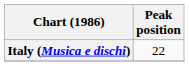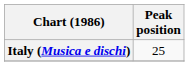(159, 50) 22 -> (159, 50) 25
